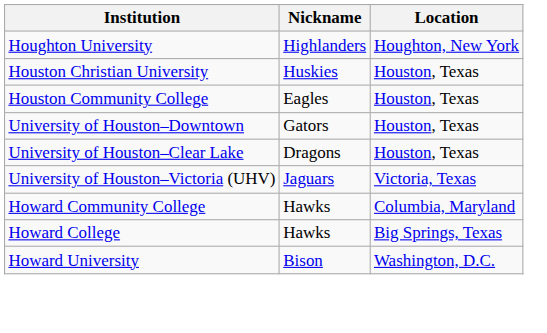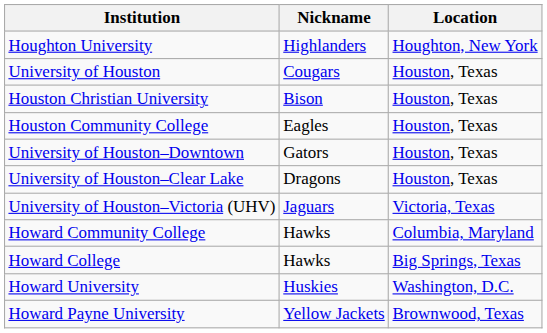+ row: (84, 71)
(311, 71) Huskies -> (303, 98) Bison
(303, 260) Bison -> (311, 286) Huskies
+ row: (97, 313)
